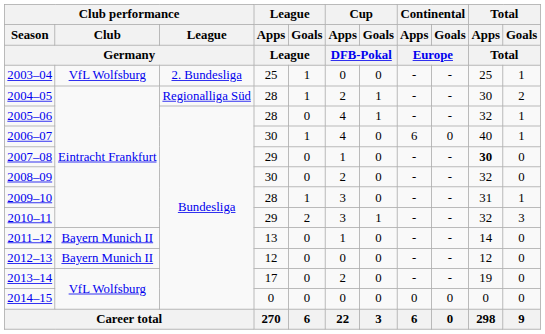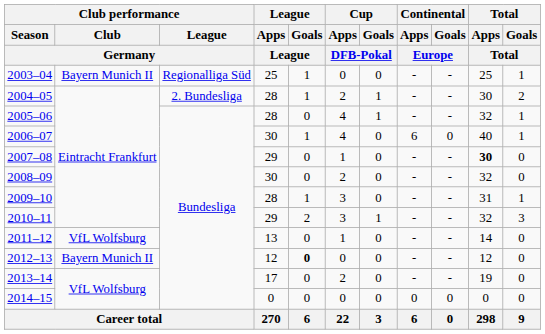(107, 75) VfL Wolfsburg -> (107, 75) Bayern Munich II
(207, 75) 2. Bundesliga -> (207, 75) Regionalliga Süd
(207, 95) Regionalliga Süd -> (207, 95) 2. Bundesliga
(107, 237) Bayern Munich II -> (107, 237) VfL Wolfsburg
(307, 258) normal -> (307, 258) bold
